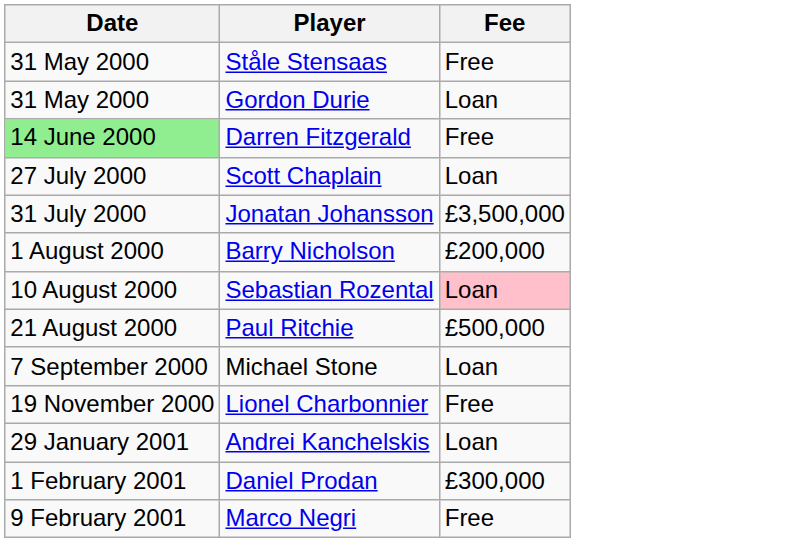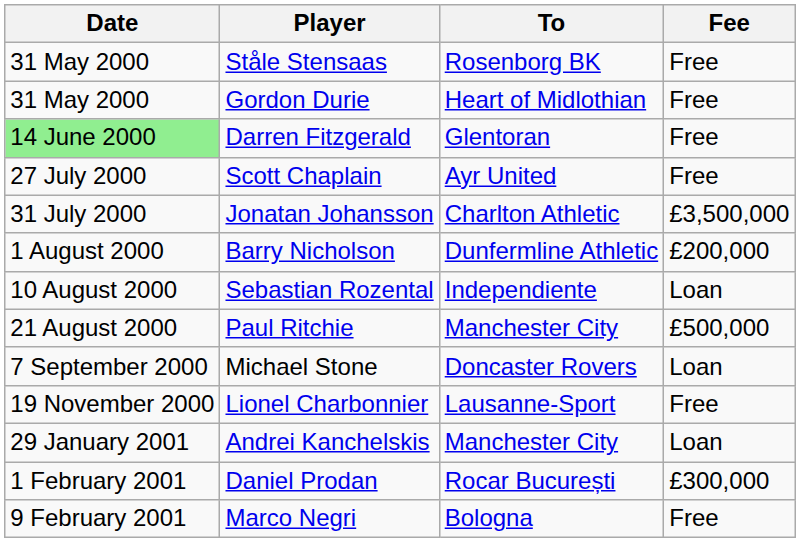+ column: (551, 23)
(471, 99) Loan -> (694, 99) Free
(471, 175) Loan -> (694, 175) Free
(471, 289) pink background -> (696, 289) no background
